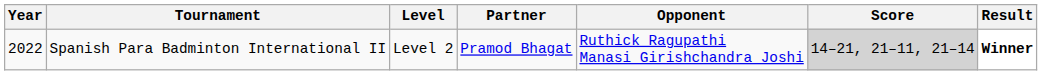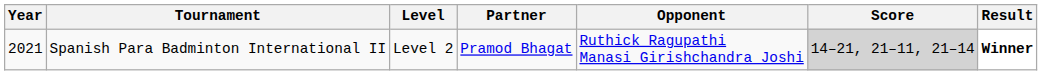(25, 49) 2022 -> (25, 49) 2021
